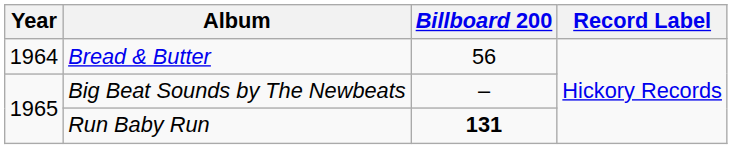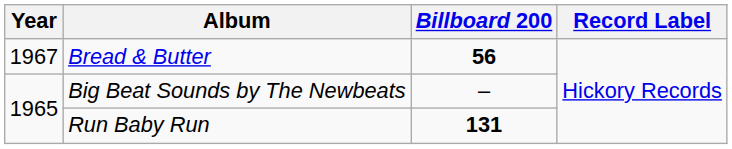(34, 56) 1964 -> (34, 56) 1967
(484, 56) normal -> (484, 56) bold
